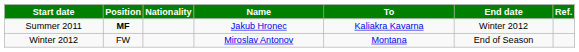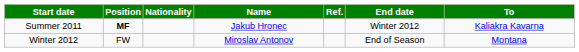columns swapped: (389, 12) <-> (564, 12)
